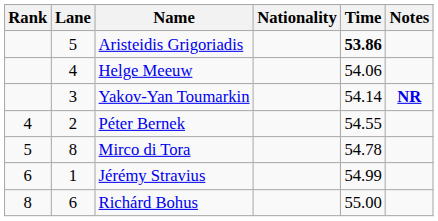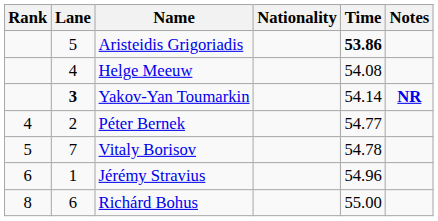(363, 70) 54.06 -> (363, 70) 54.08
(73, 96) normal -> (73, 96) bold
(363, 123) 54.55 -> (363, 123) 54.77
+ row: (147, 149)
- row: (145, 149)
(363, 176) 54.99 -> (363, 176) 54.96
